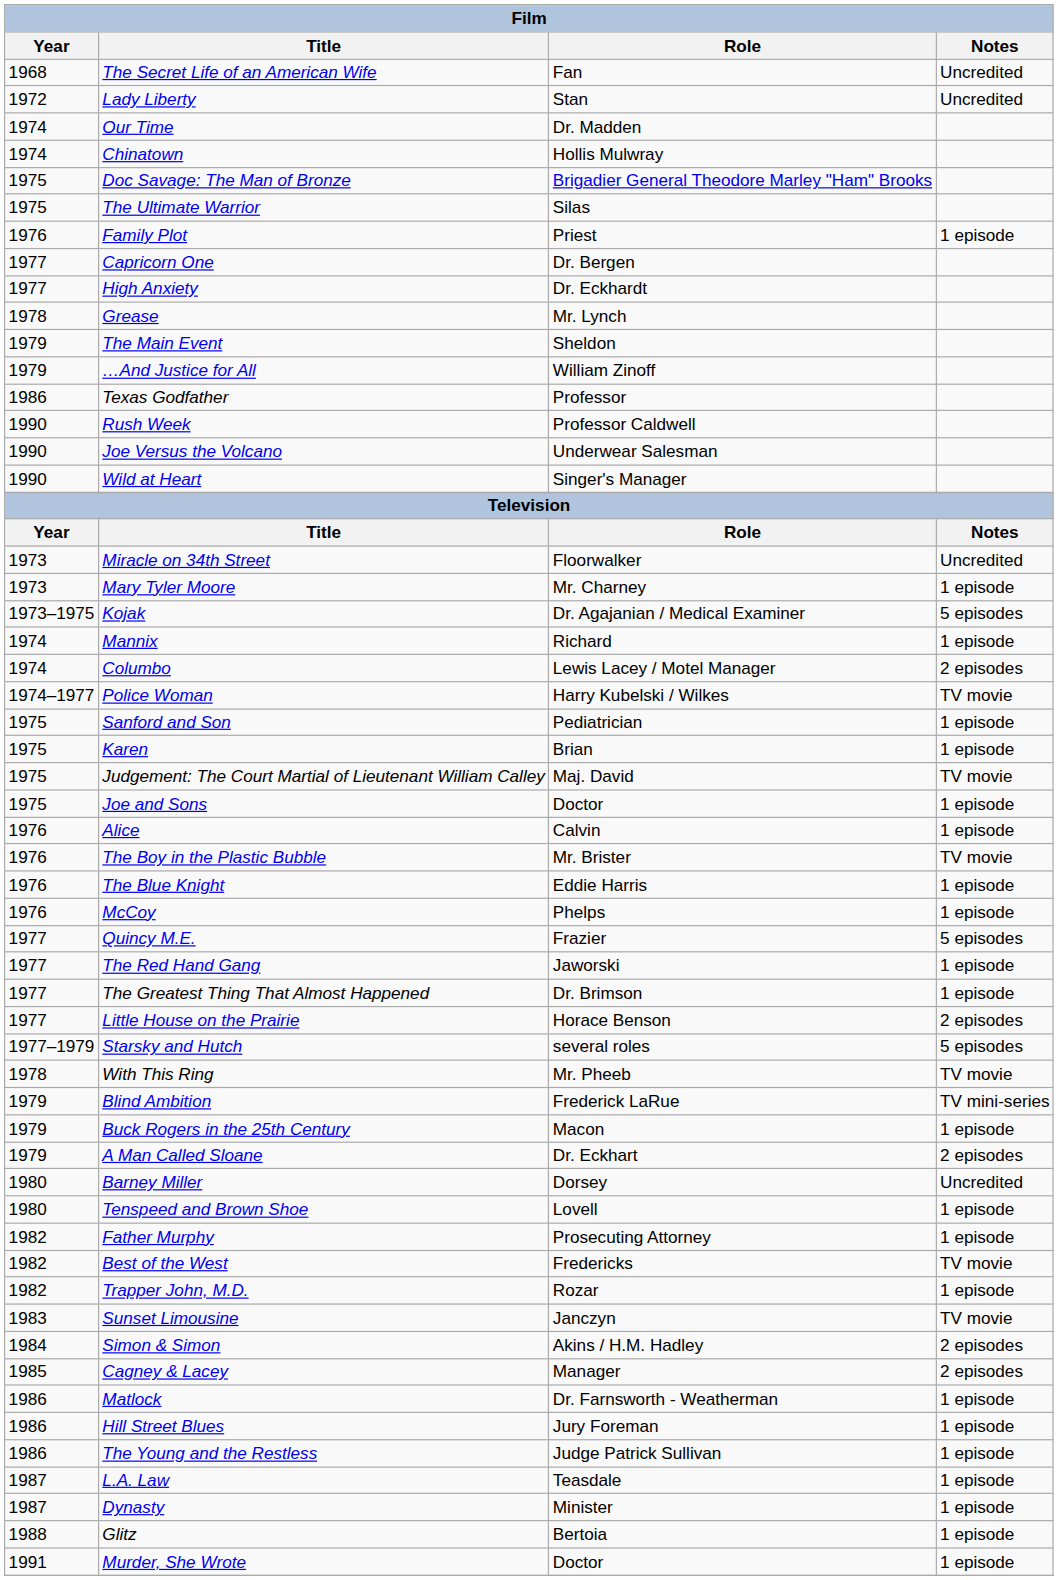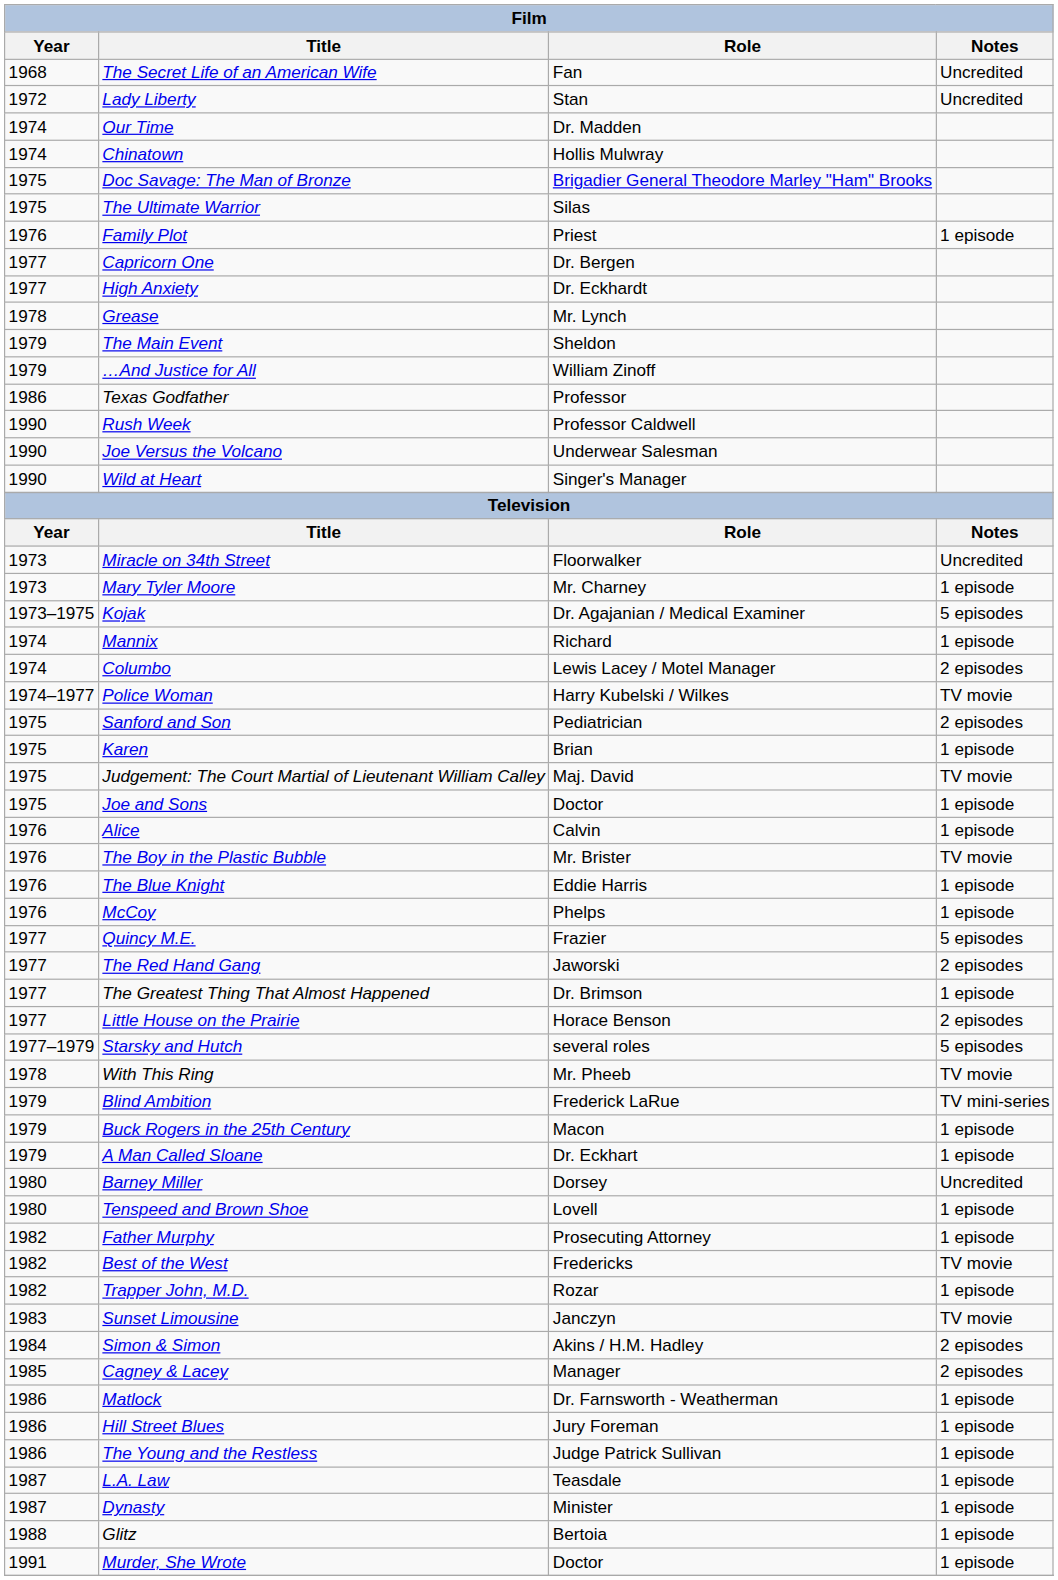(977, 722) 1 episode -> (982, 722) 2 episodes
(977, 966) 1 episode -> (982, 966) 2 episodes
(982, 1156) 2 episodes -> (977, 1156) 1 episode
